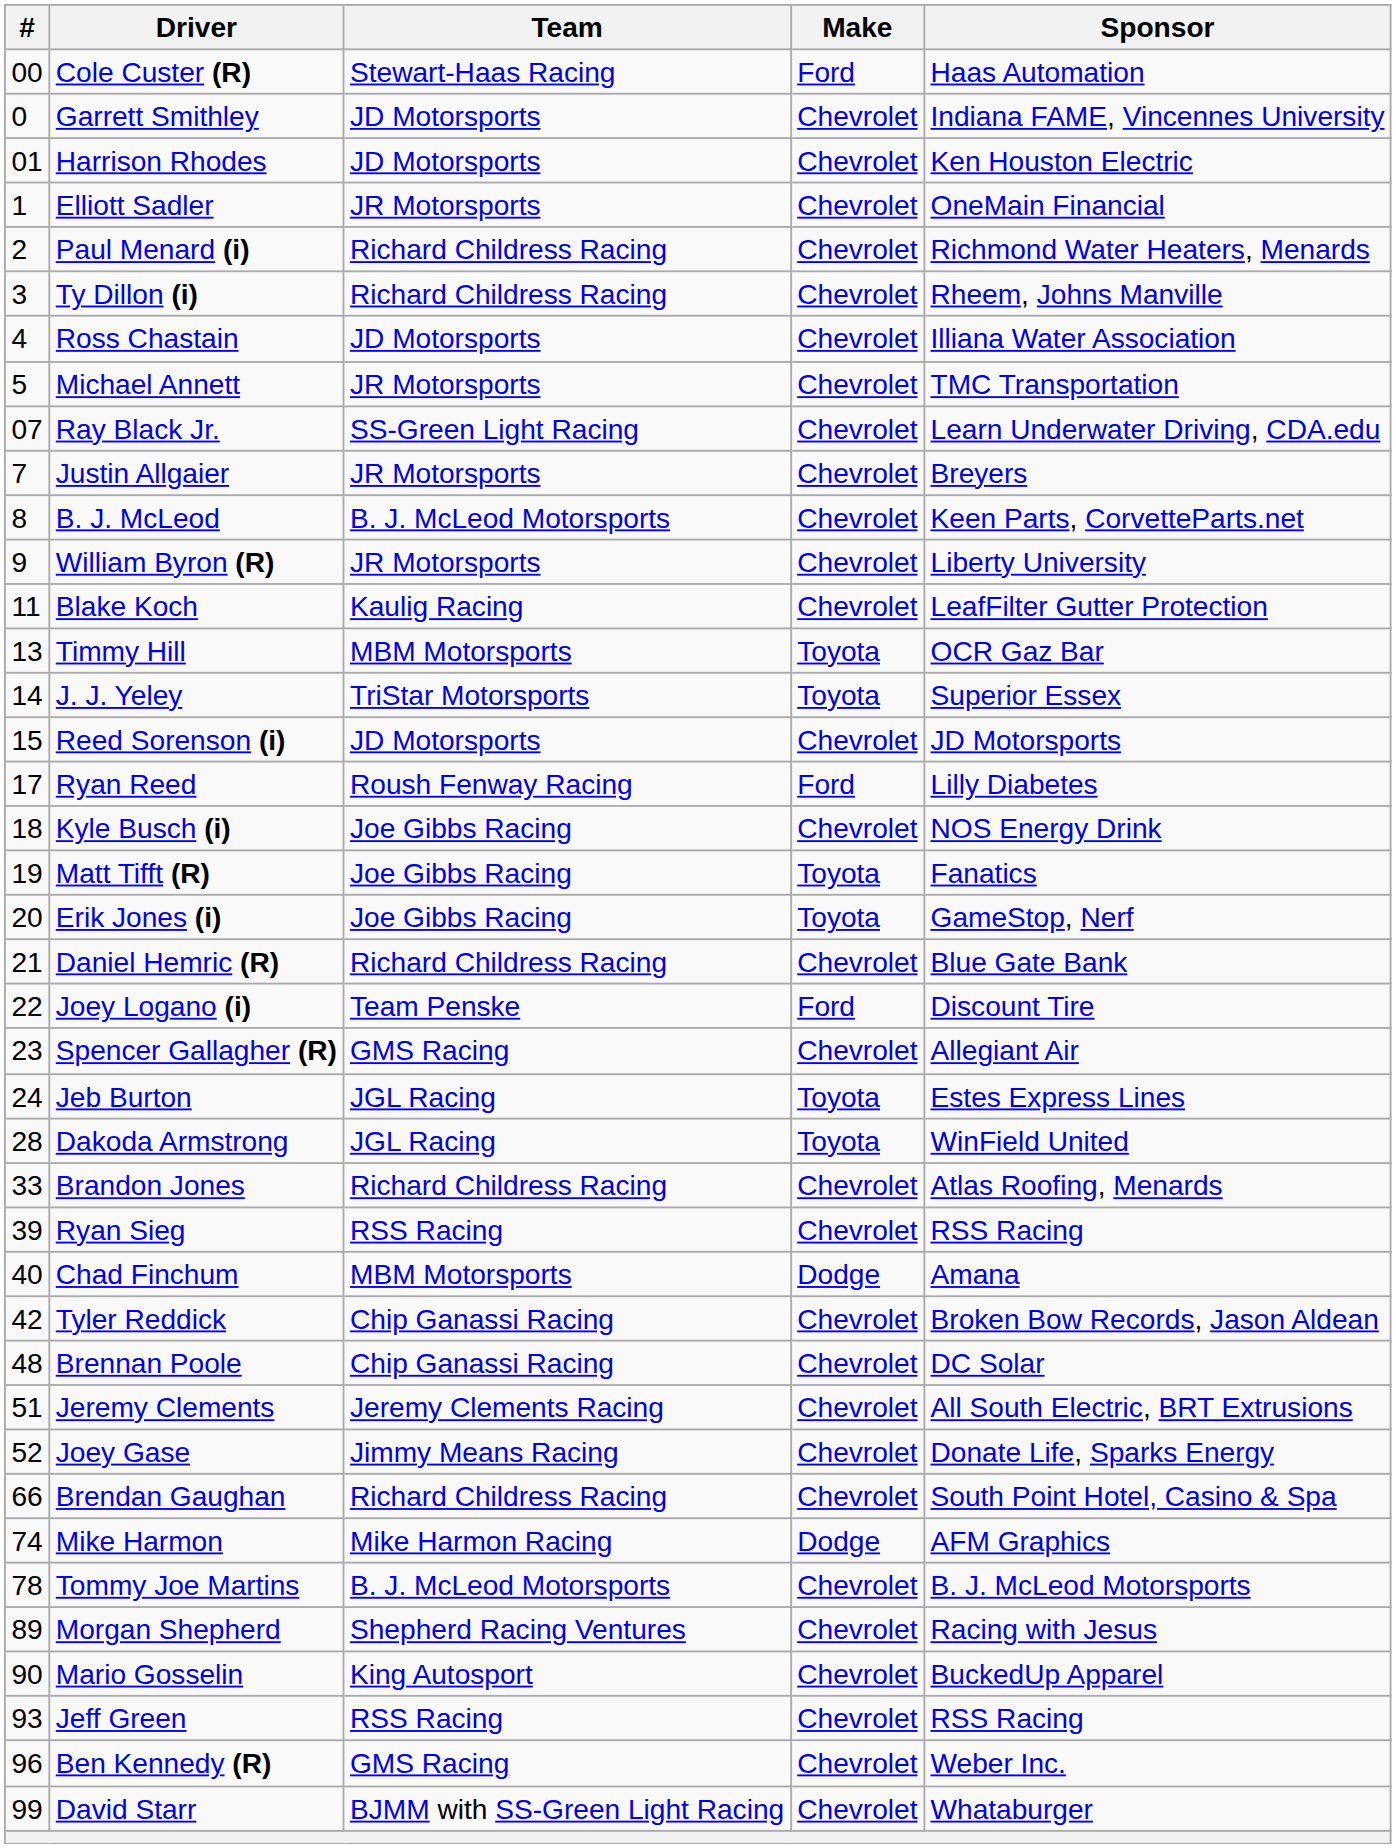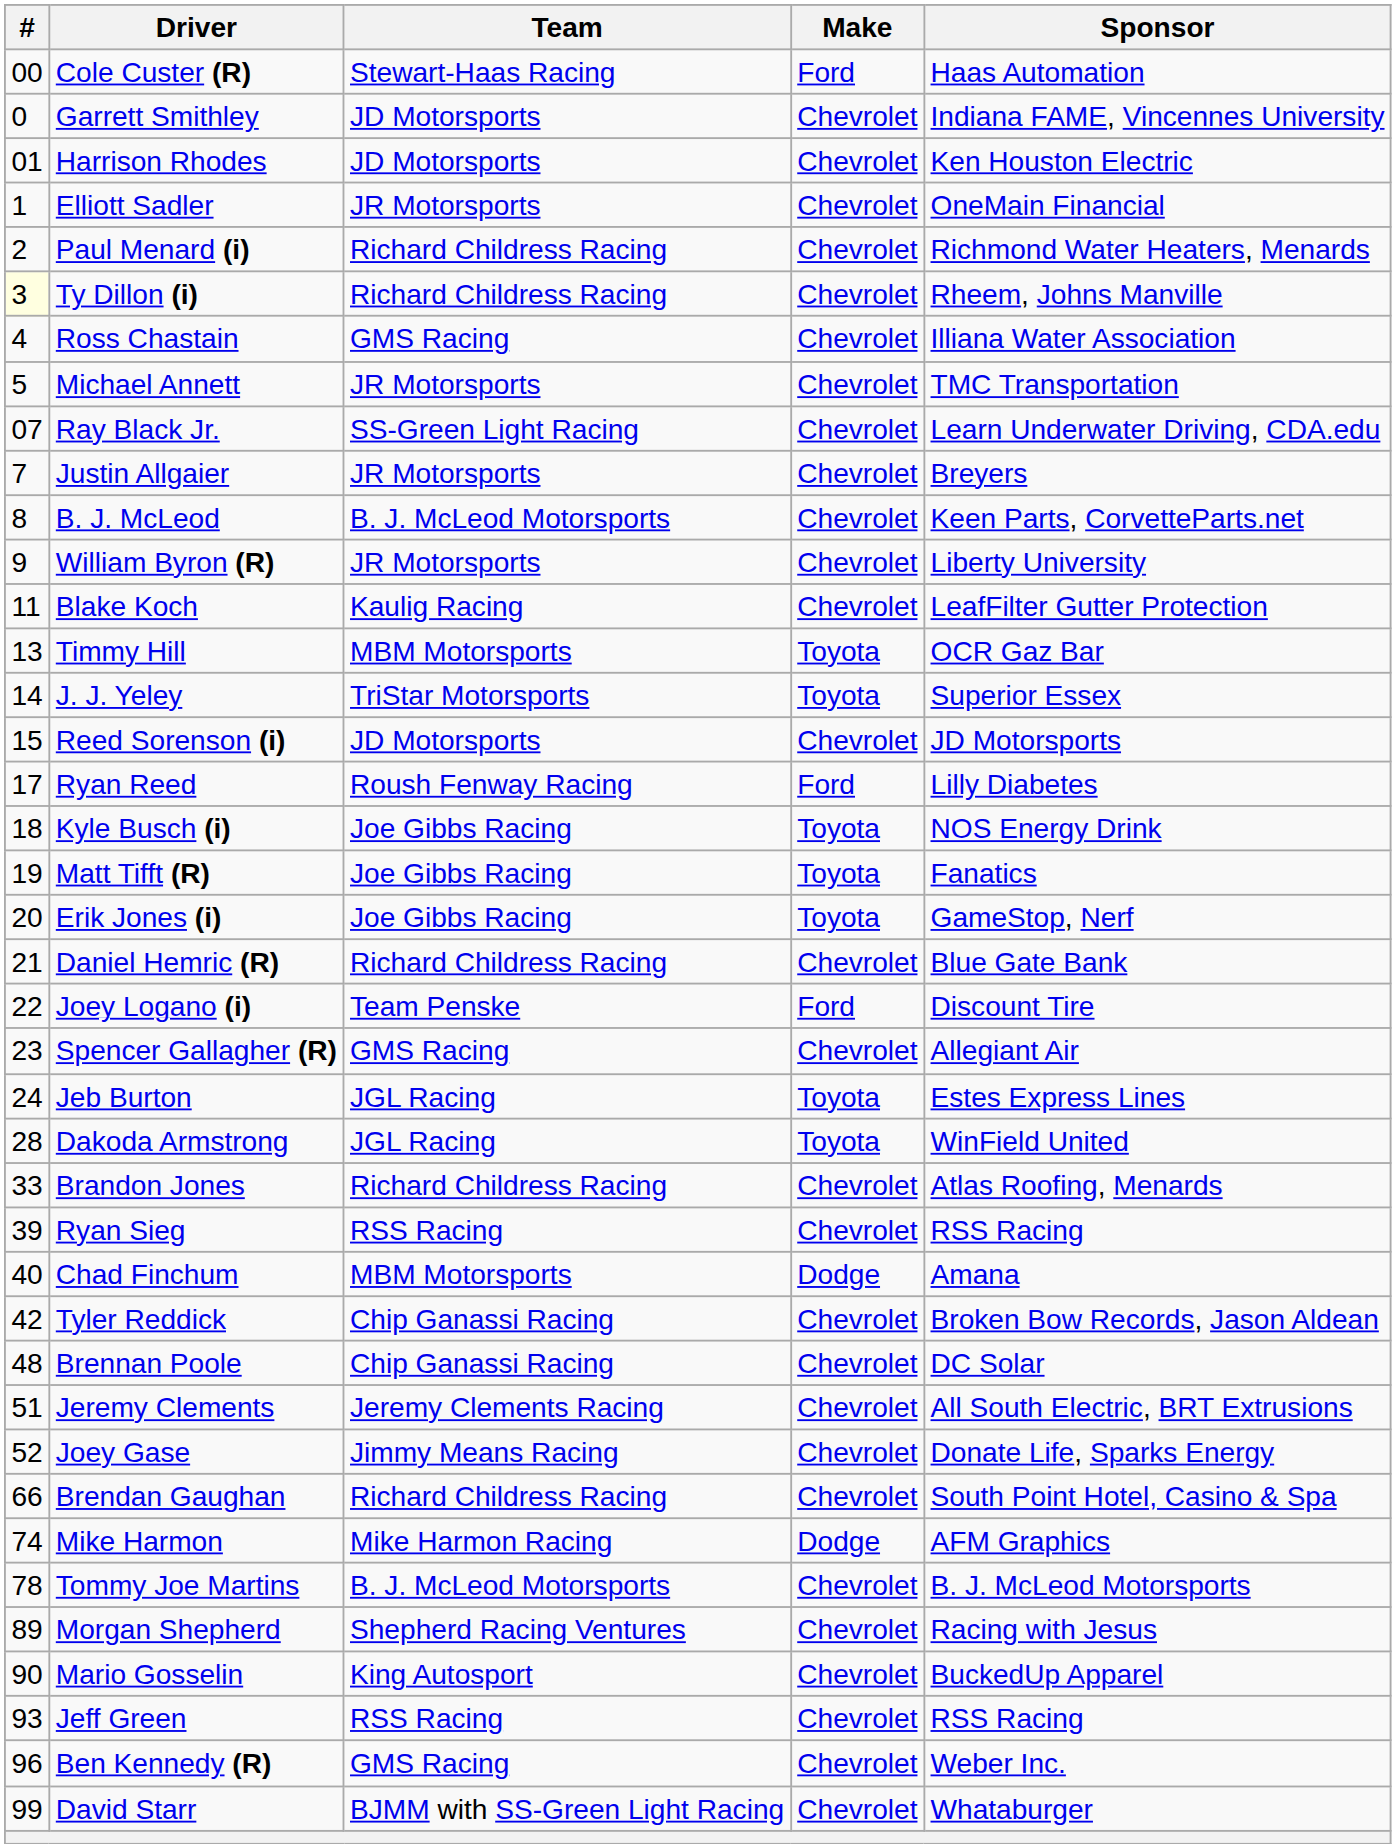(19, 294) no background -> (19, 294) lightyellow background
(445, 339) JD Motorsports -> (430, 339) GMS Racing
(857, 829) Chevrolet -> (839, 829) Toyota
